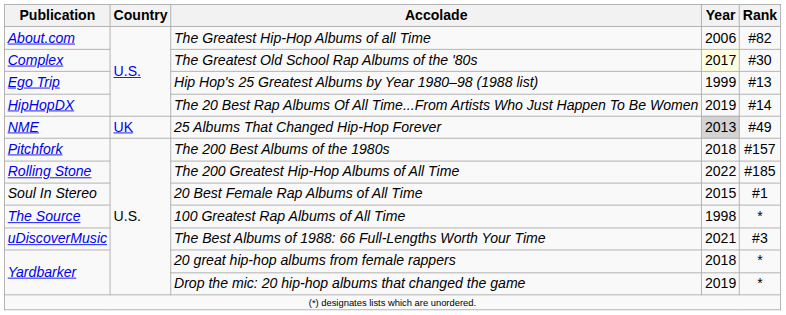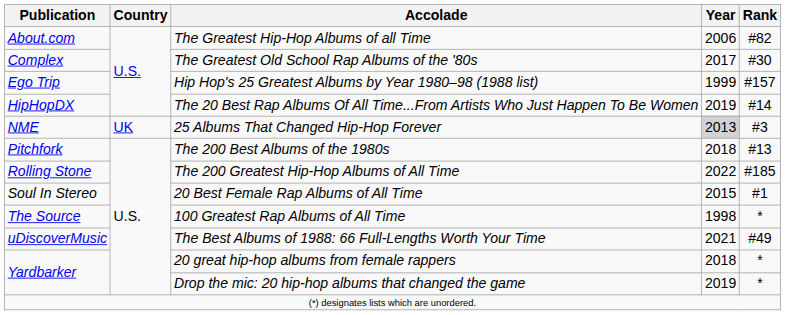(721, 60) lightyellow background -> (721, 60) no background
(760, 82) #13 -> (760, 82) #157
(760, 127) #49 -> (760, 127) #3
(760, 149) #157 -> (760, 149) #13
(760, 238) #3 -> (760, 238) #49
